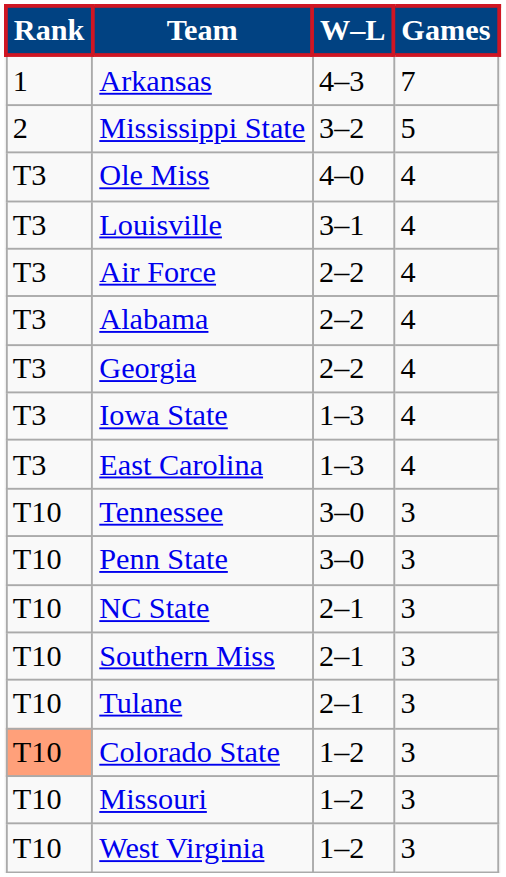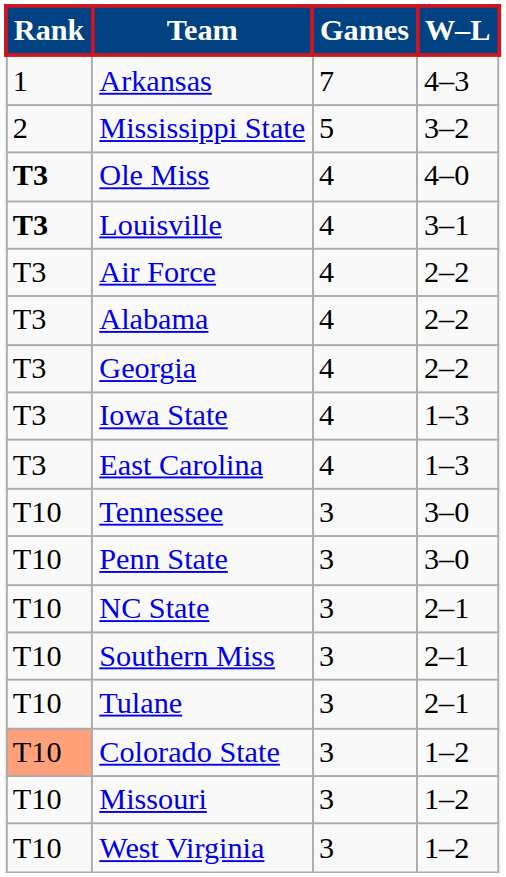columns swapped: (446, 30) <-> (353, 30)
(30, 176) normal -> (31, 176) bold
(30, 224) normal -> (31, 224) bold
